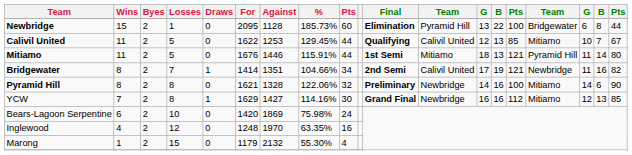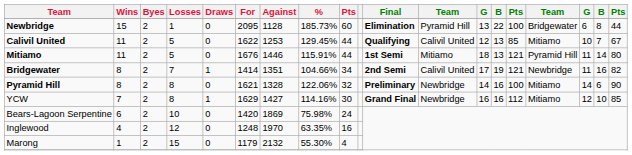(601, 99) 13 -> (601, 99) 10
